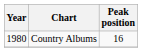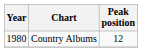(118, 39) 16 -> (118, 39) 12
